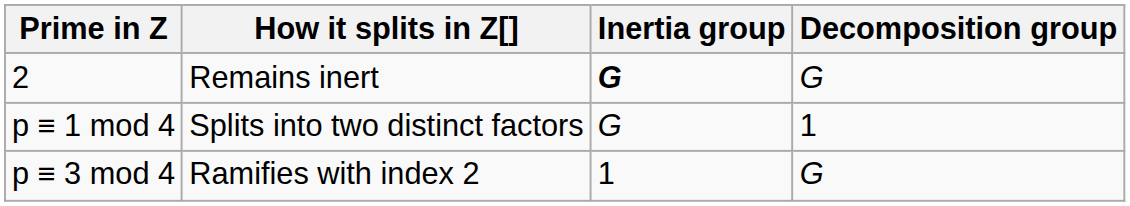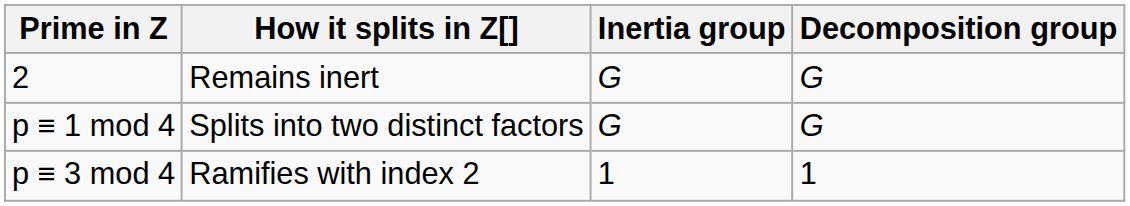(610, 77) bold -> (610, 77) normal
(808, 126) 1 -> (812, 126) G
(812, 175) G -> (808, 175) 1
